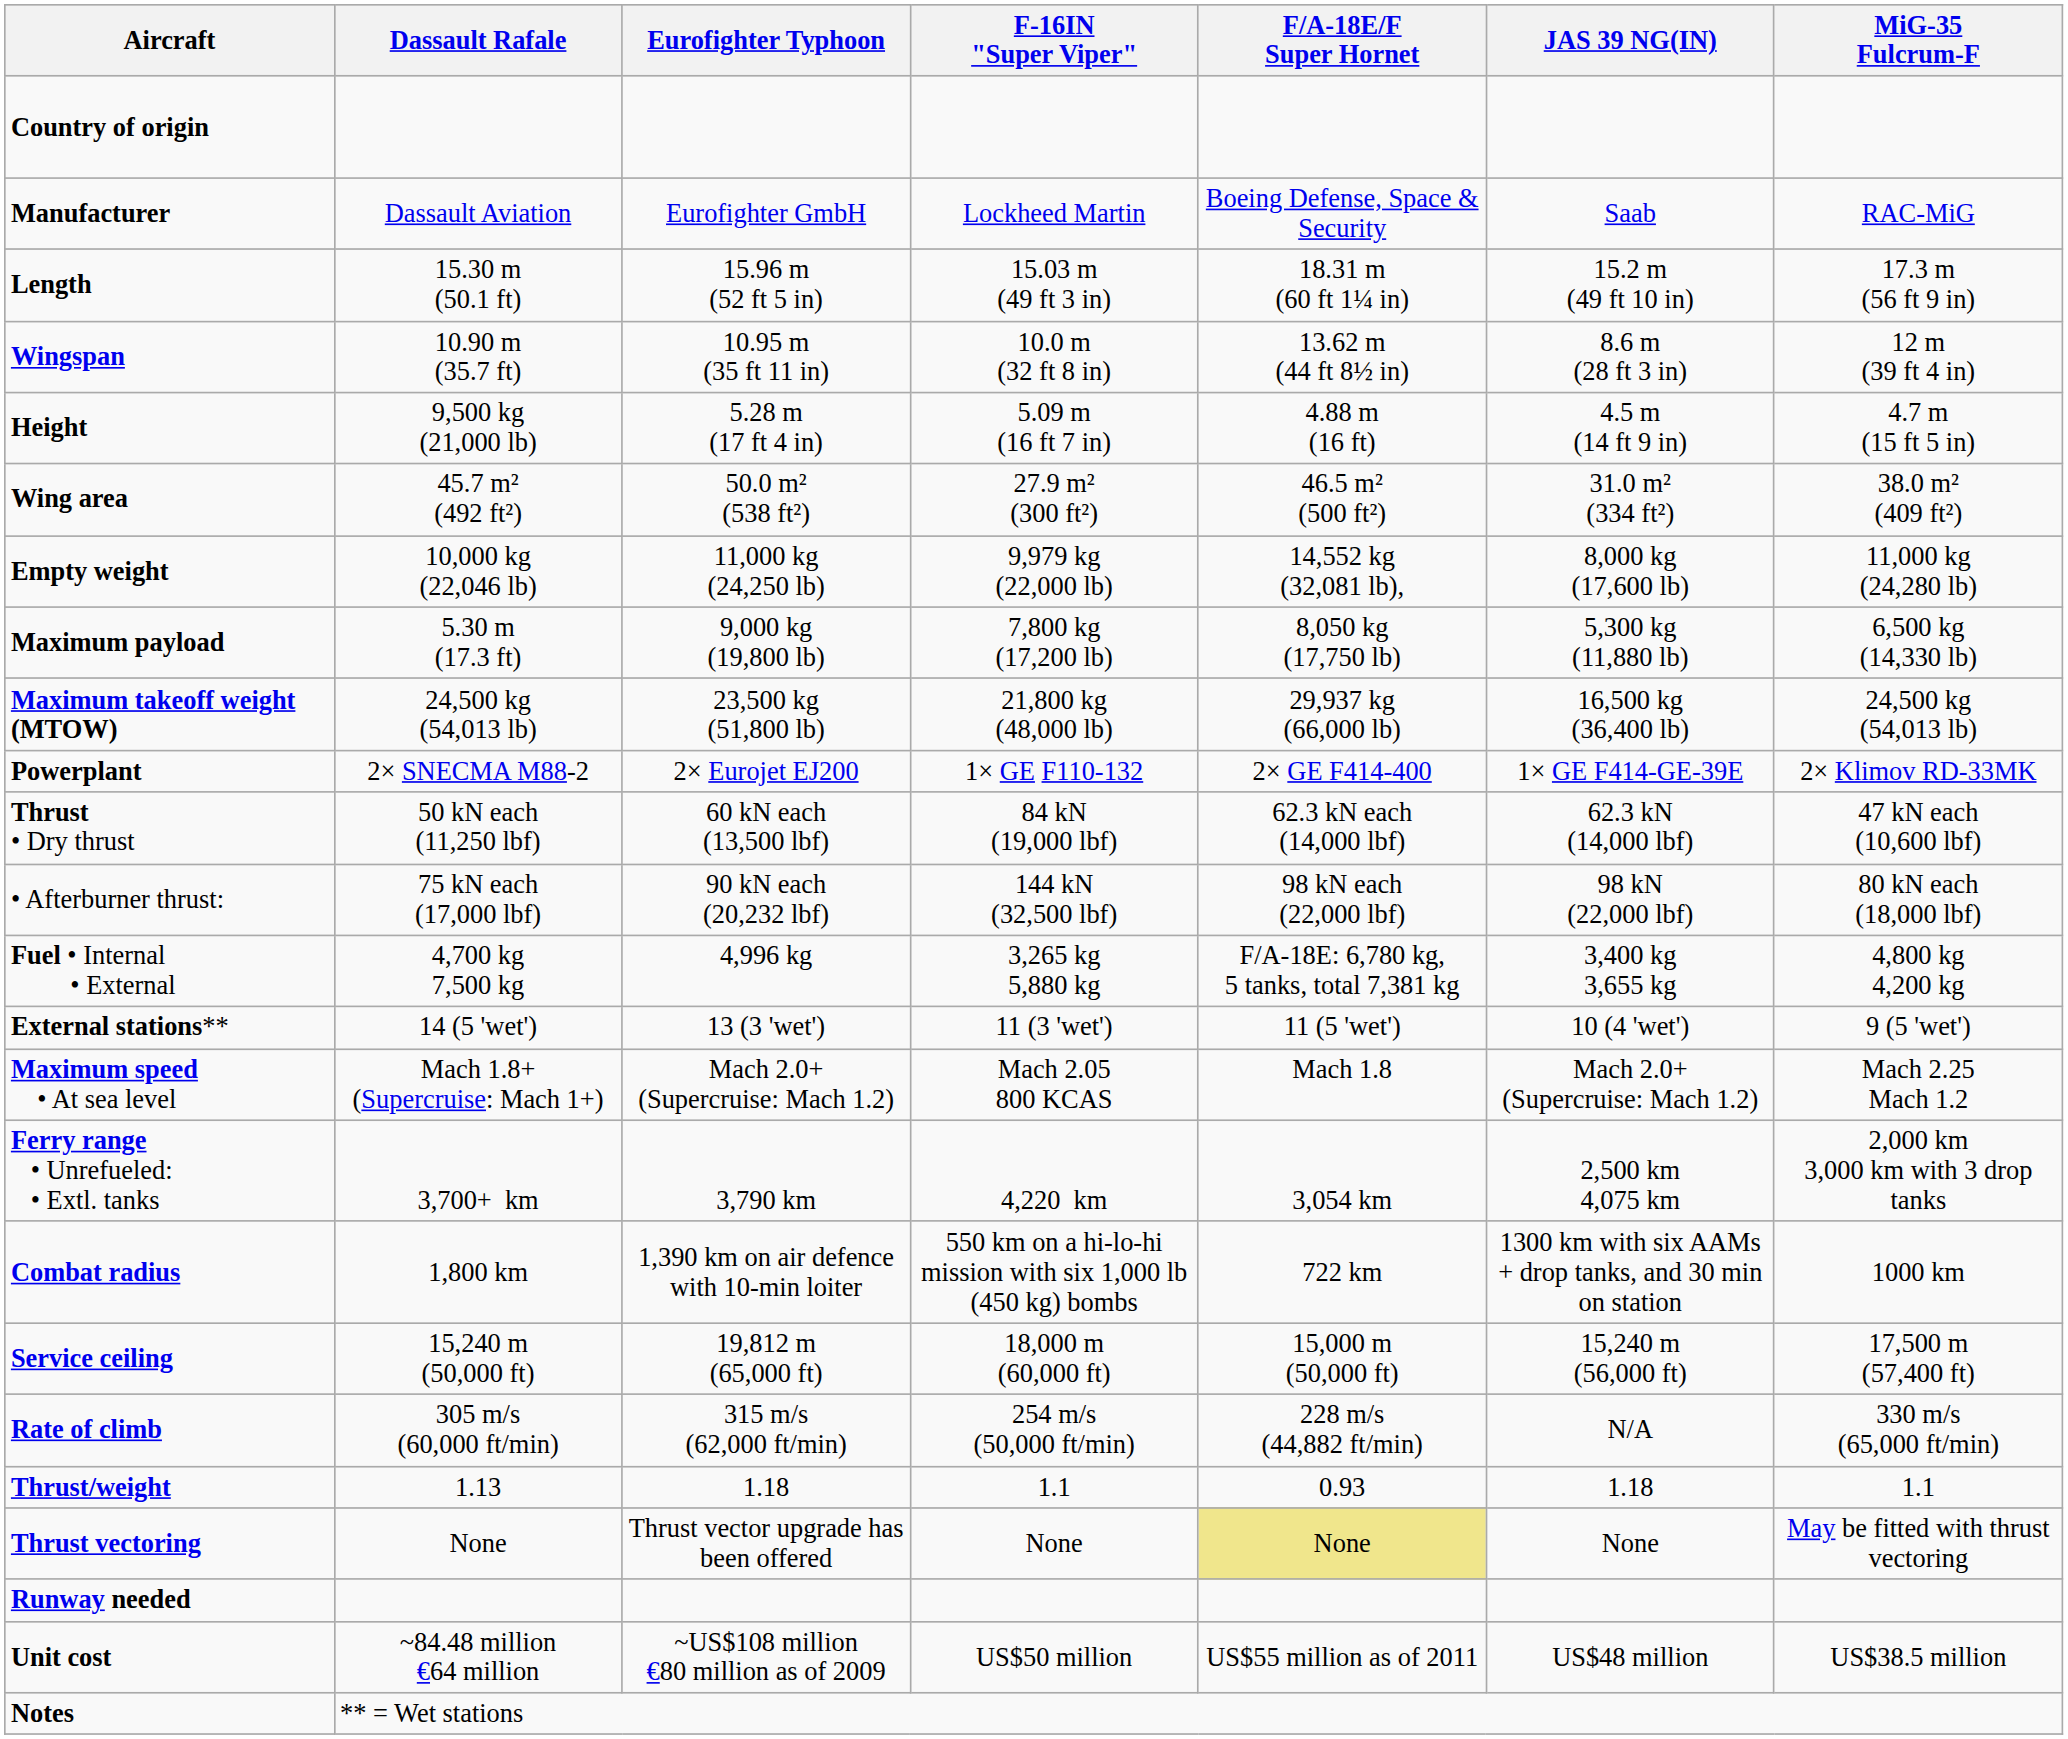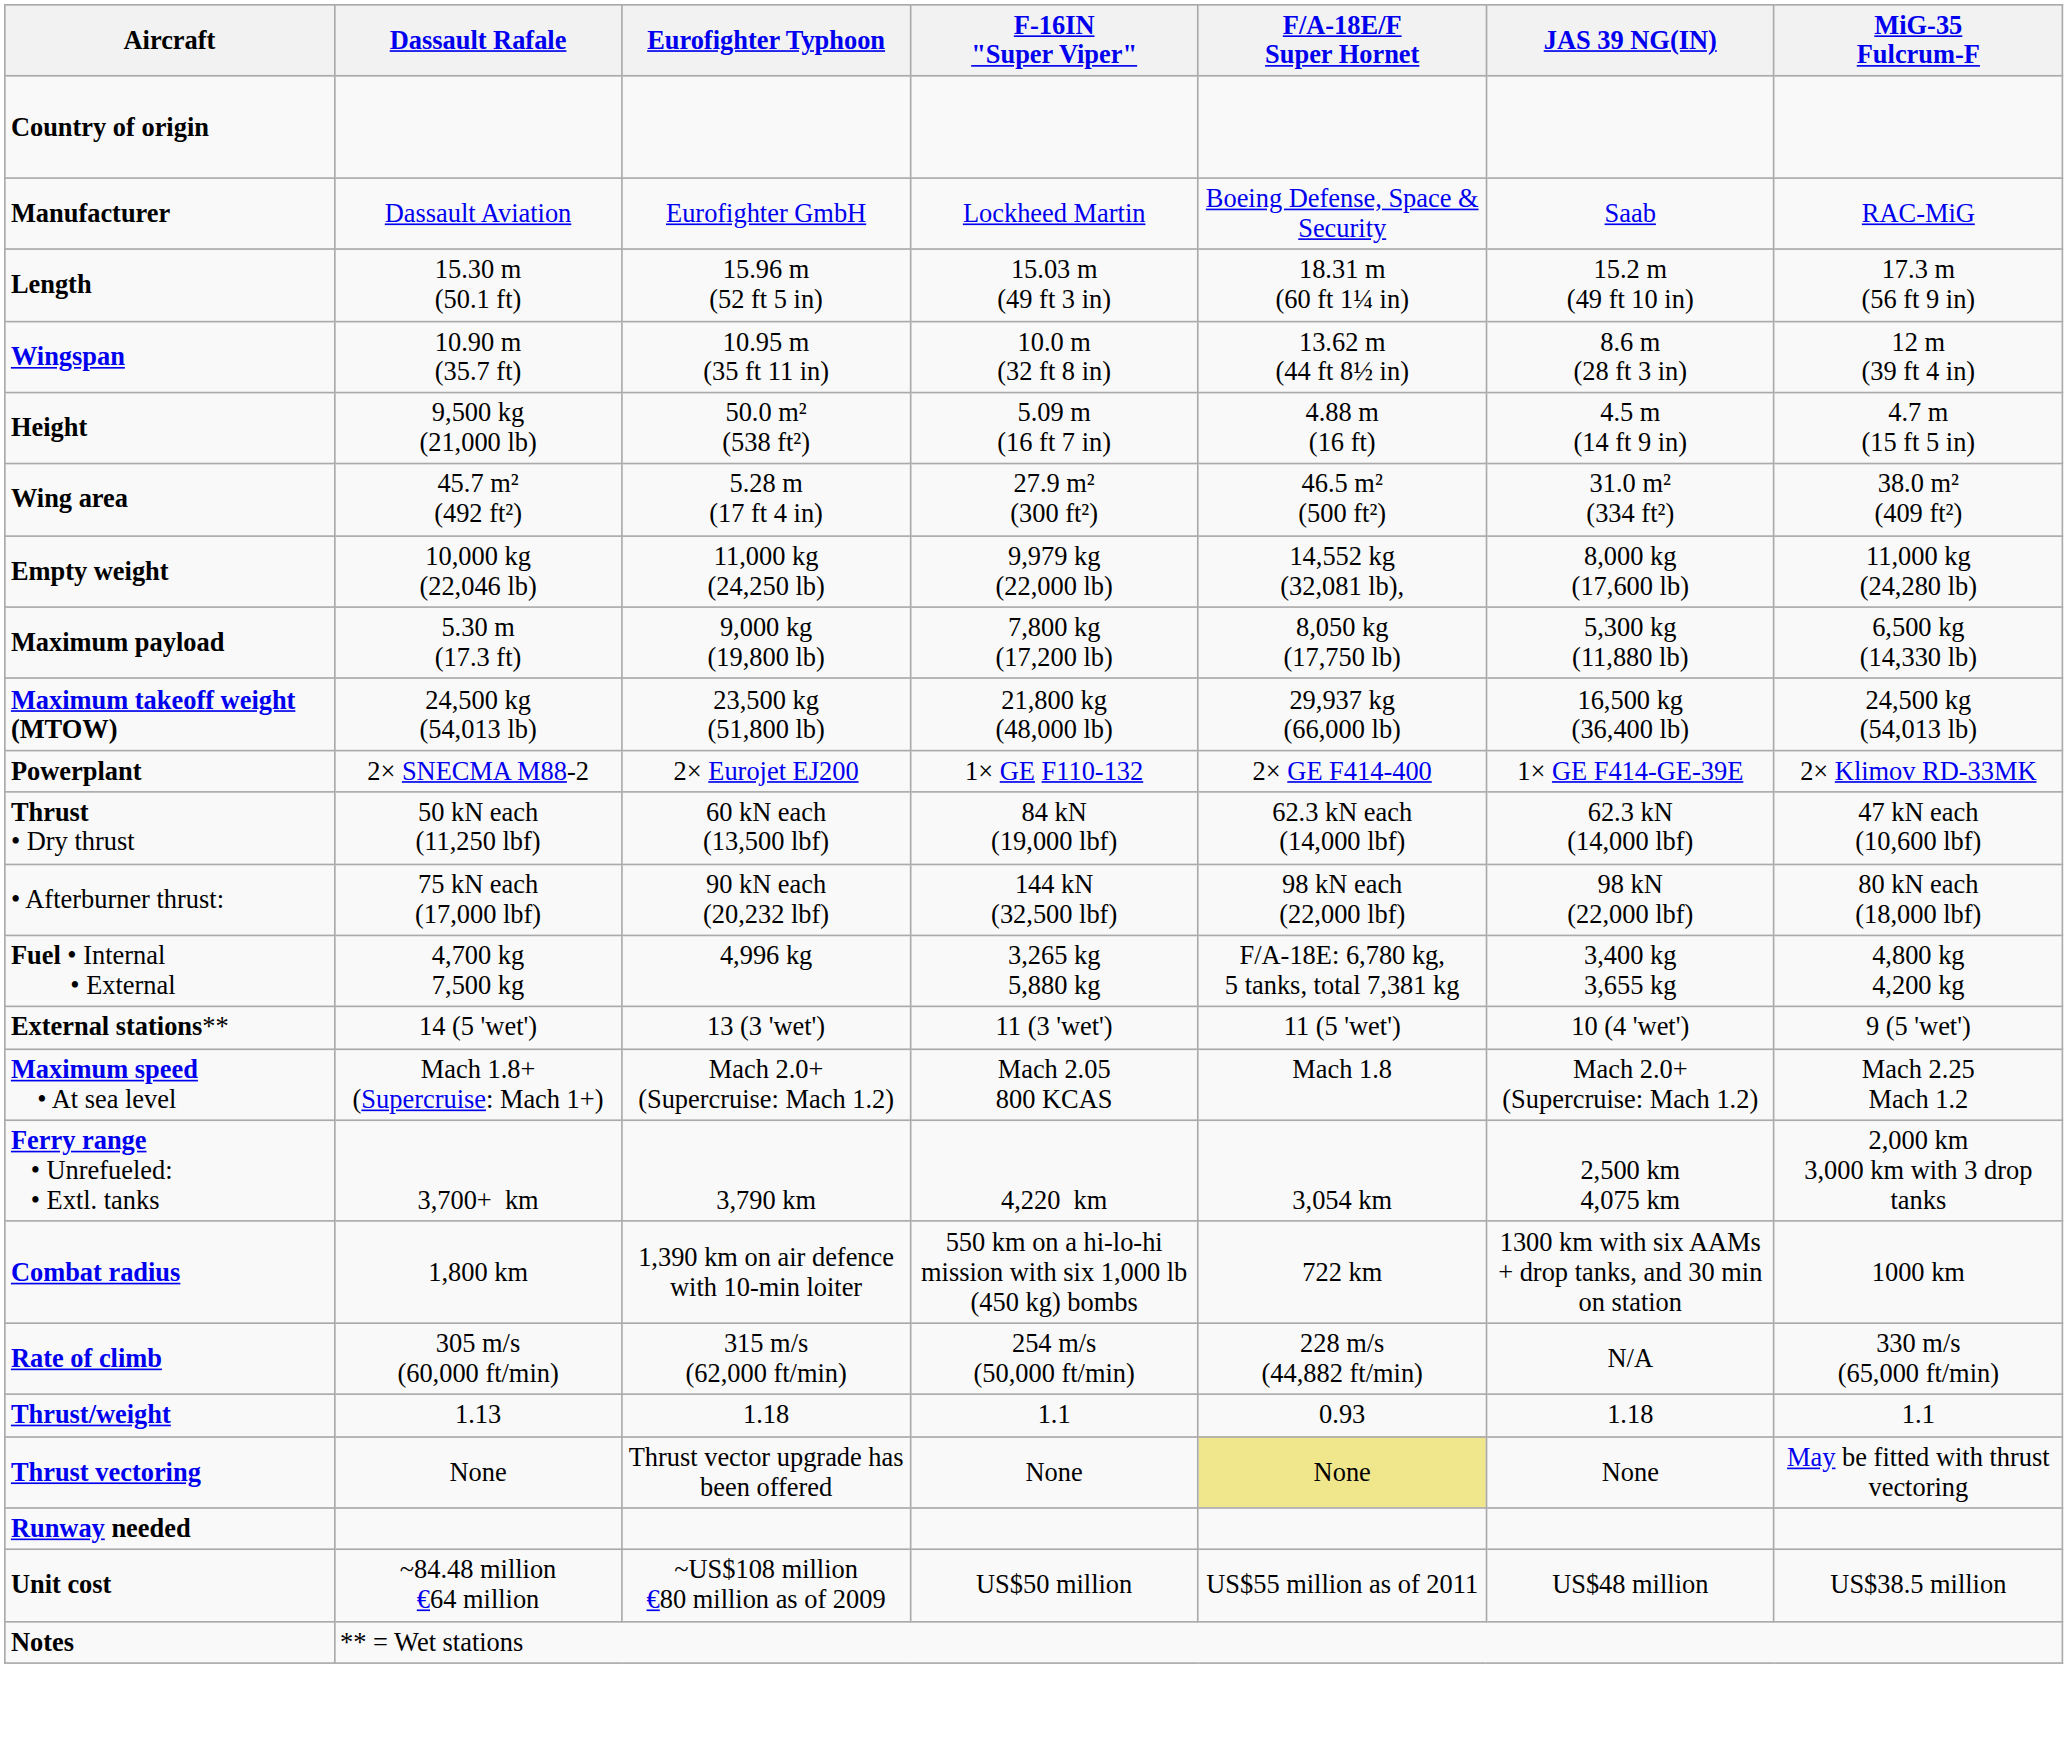(766, 427) 5.28 m (17 ft 4 in) -> (766, 427) 50.0 m² (538 ft²)
(766, 499) 50.0 m² (538 ft²) -> (766, 499) 5.28 m (17 ft 4 in)
- row: (92, 1358)
